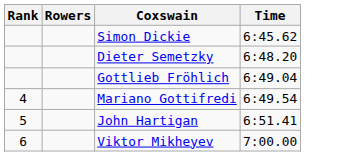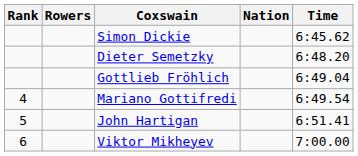+ column: (266, 15)
